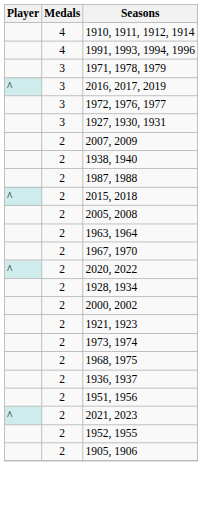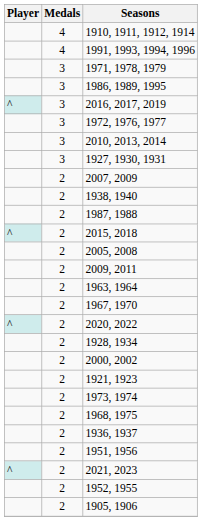+ row: (126, 86)
+ row: (126, 141)
+ row: (111, 269)
